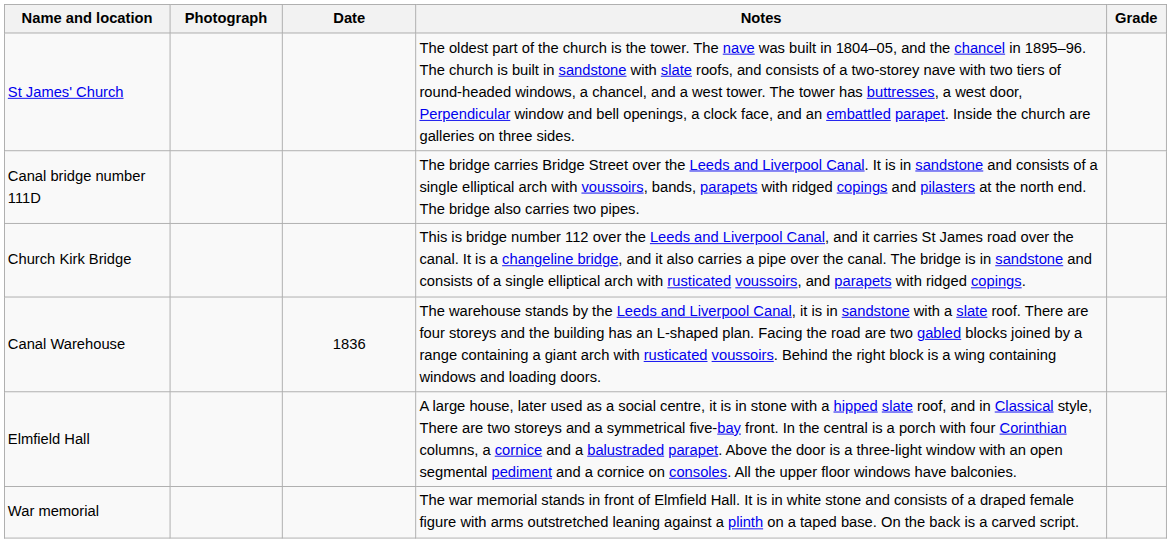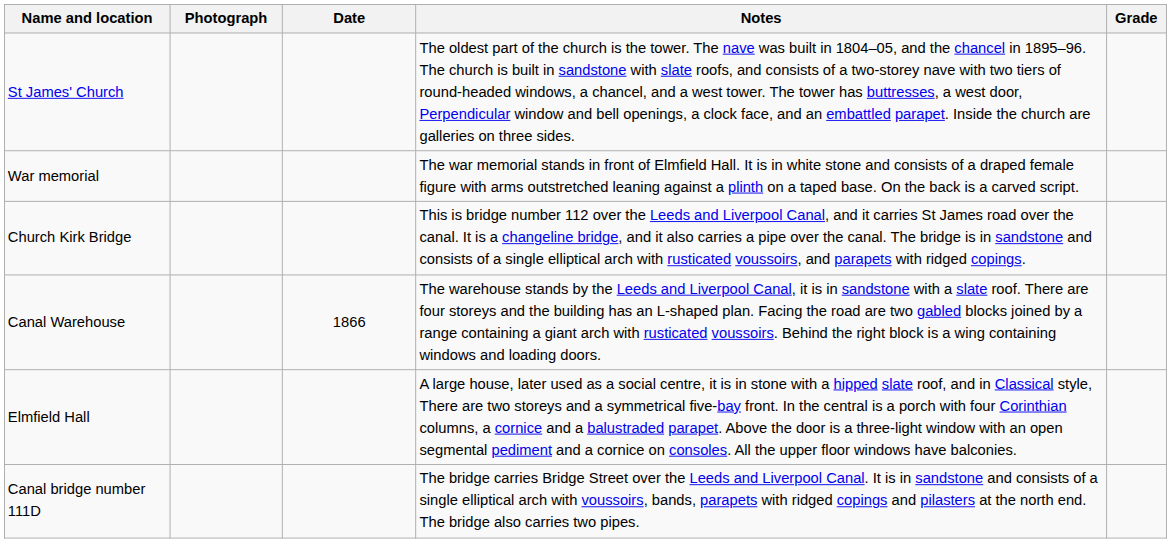rows swapped: (77, 187) <-> (53, 512)
(349, 344) 1836 -> (349, 322) 1866
